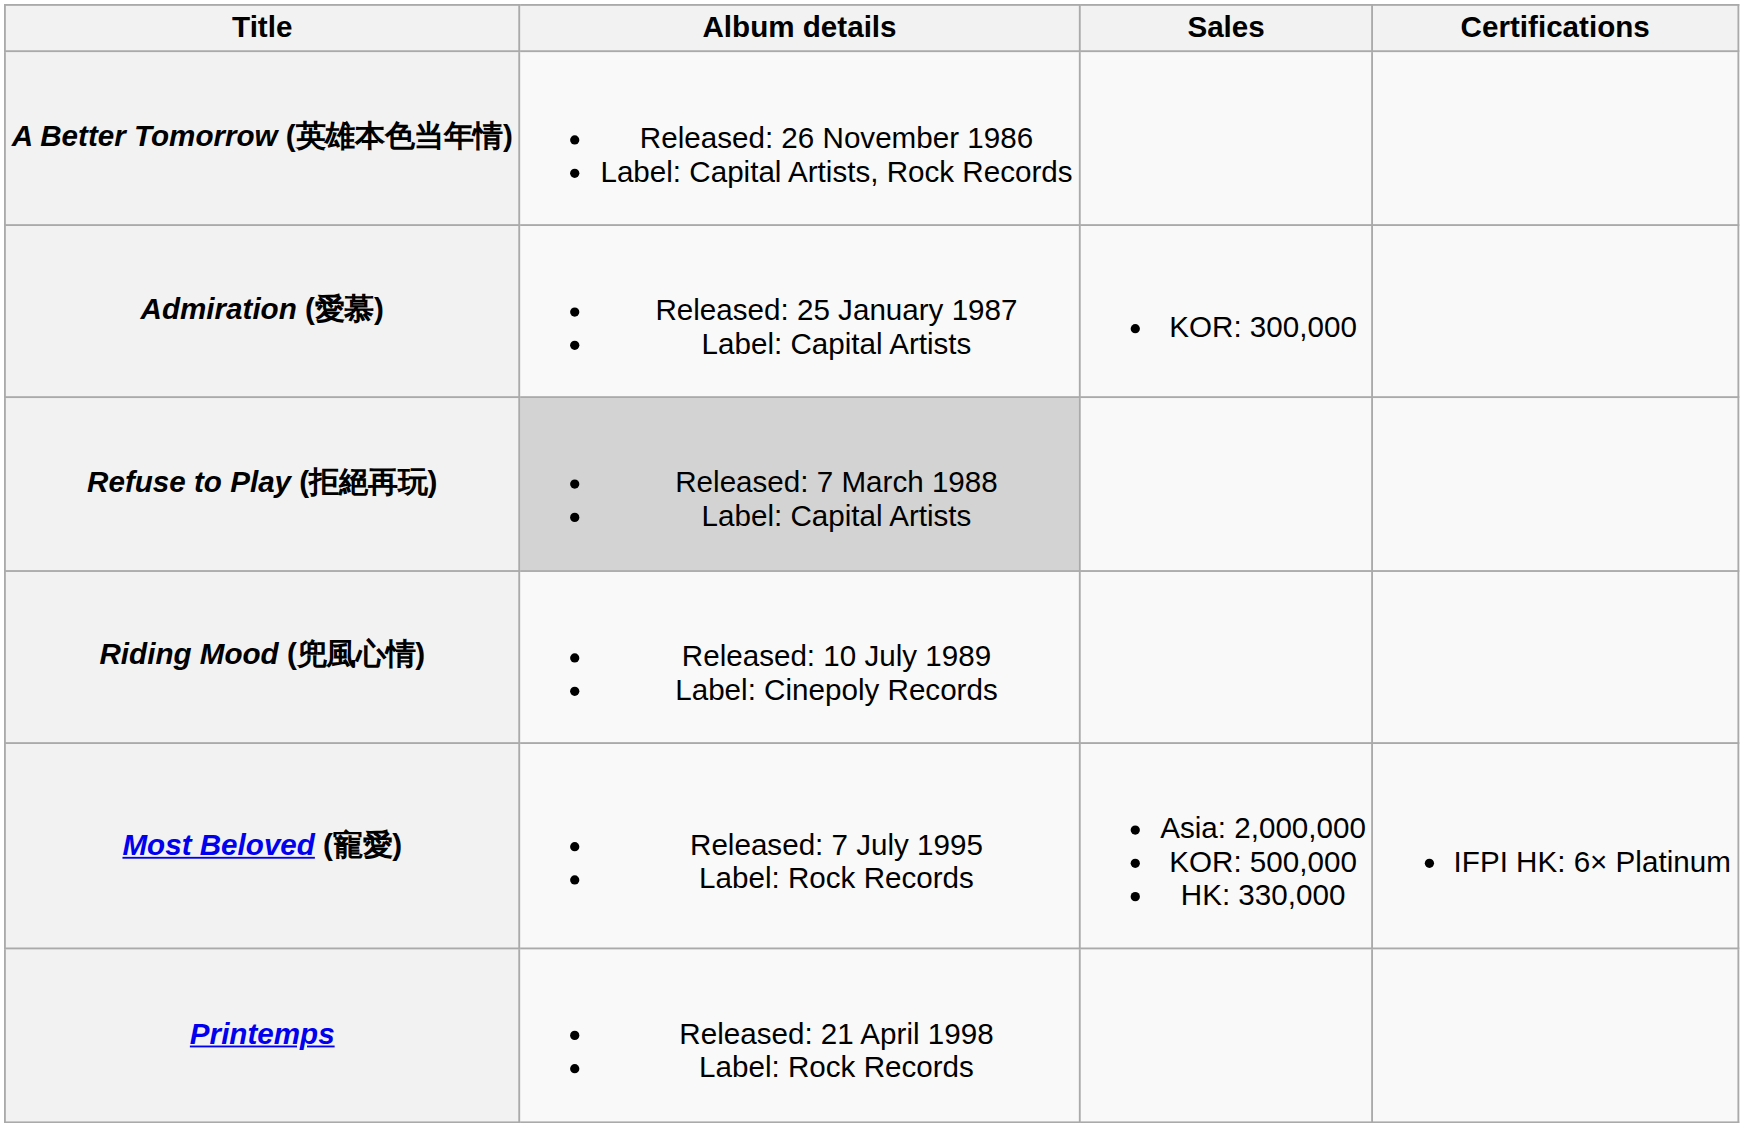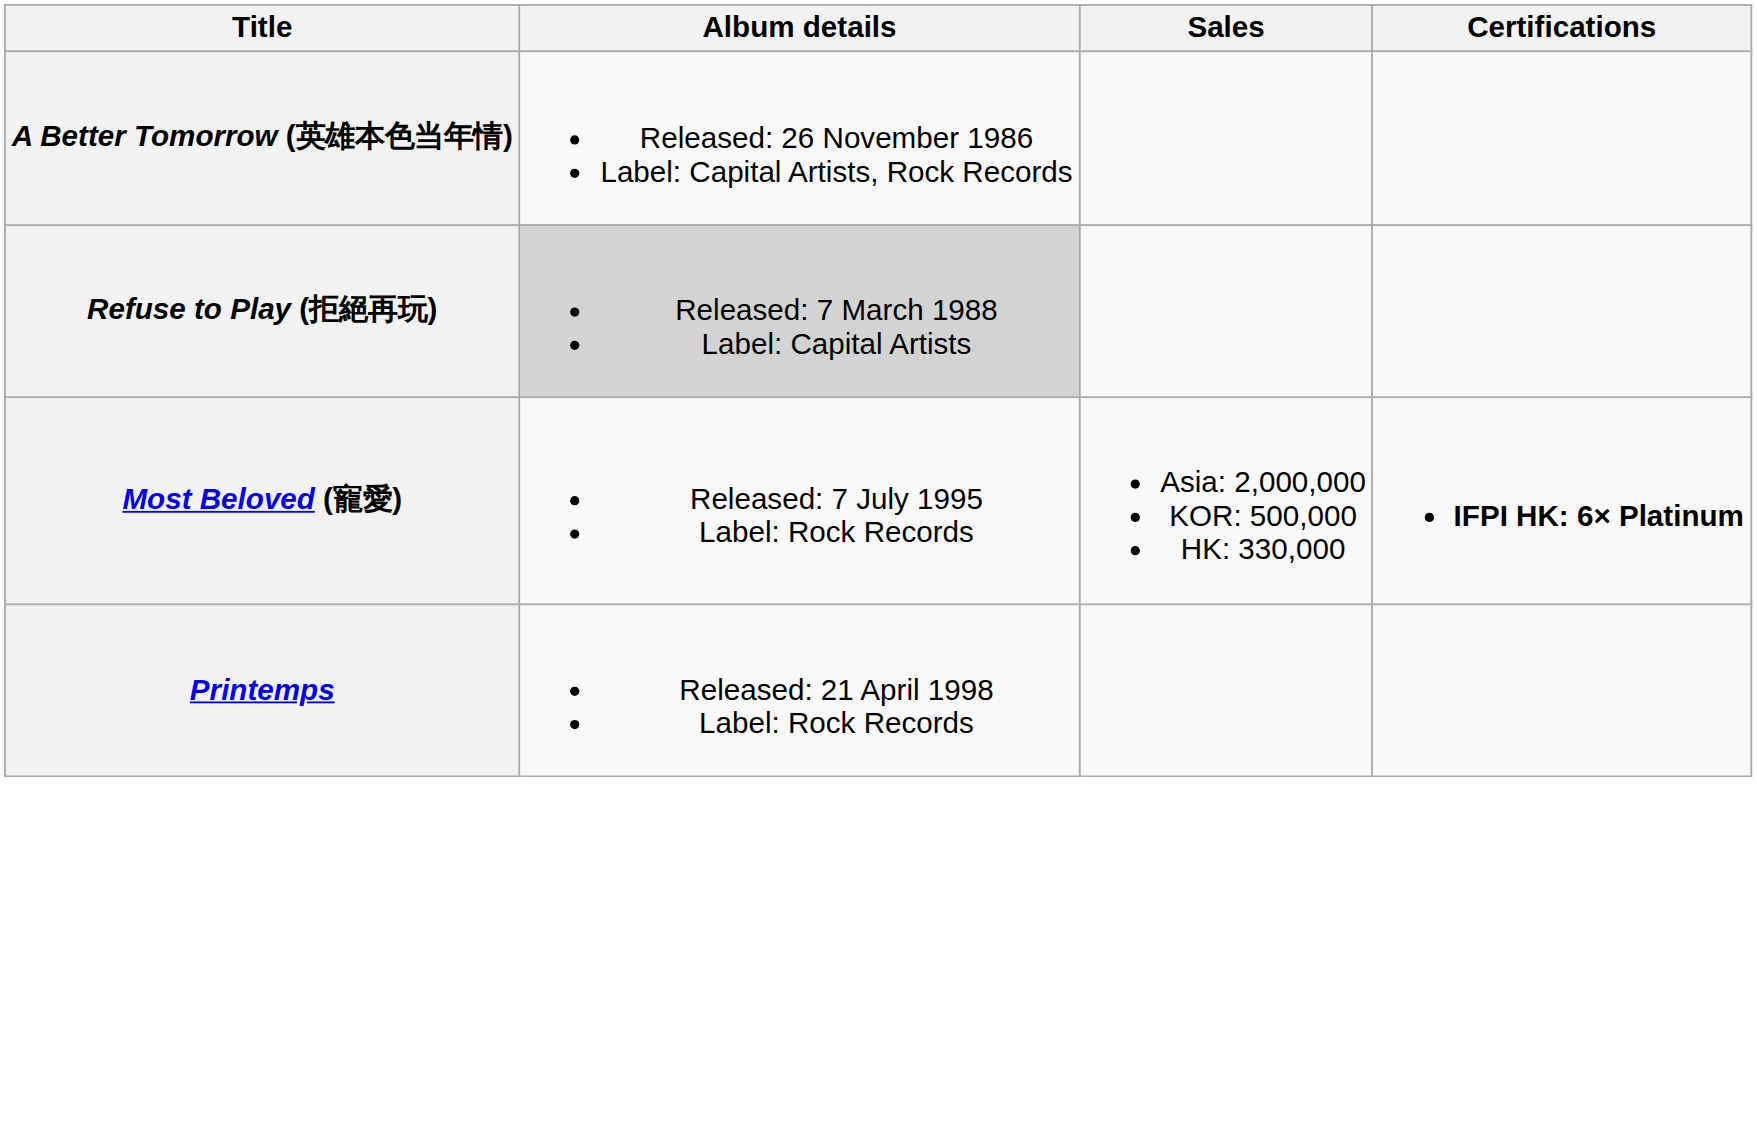- row: (262, 309)
- row: (262, 655)
(1555, 863) normal -> (1562, 517) bold
